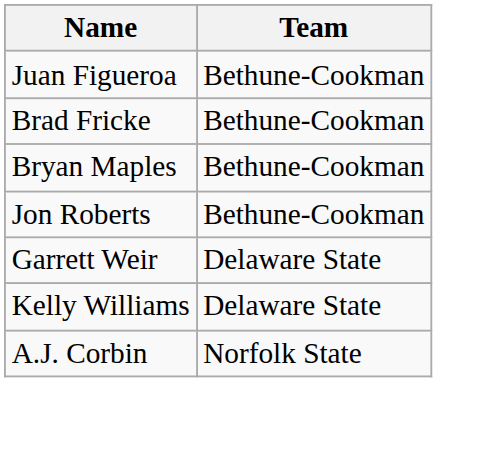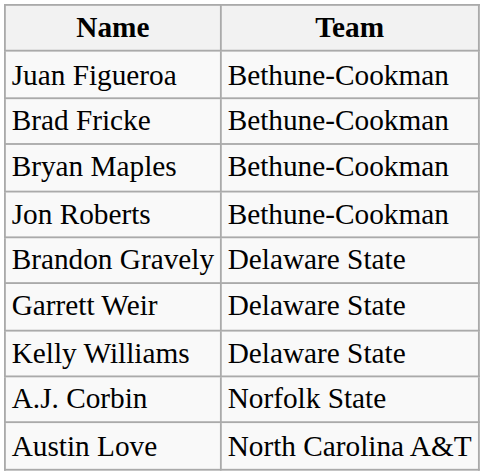+ row: (113, 259)
+ row: (84, 445)
